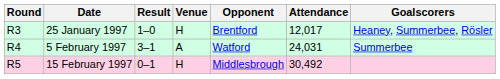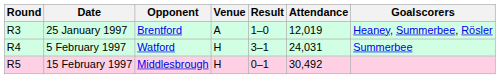columns swapped: (248, 13) <-> (154, 13)
(179, 30) H -> (217, 30) A
(306, 30) 12,017 -> (306, 30) 12,019
(179, 47) A -> (218, 47) H
